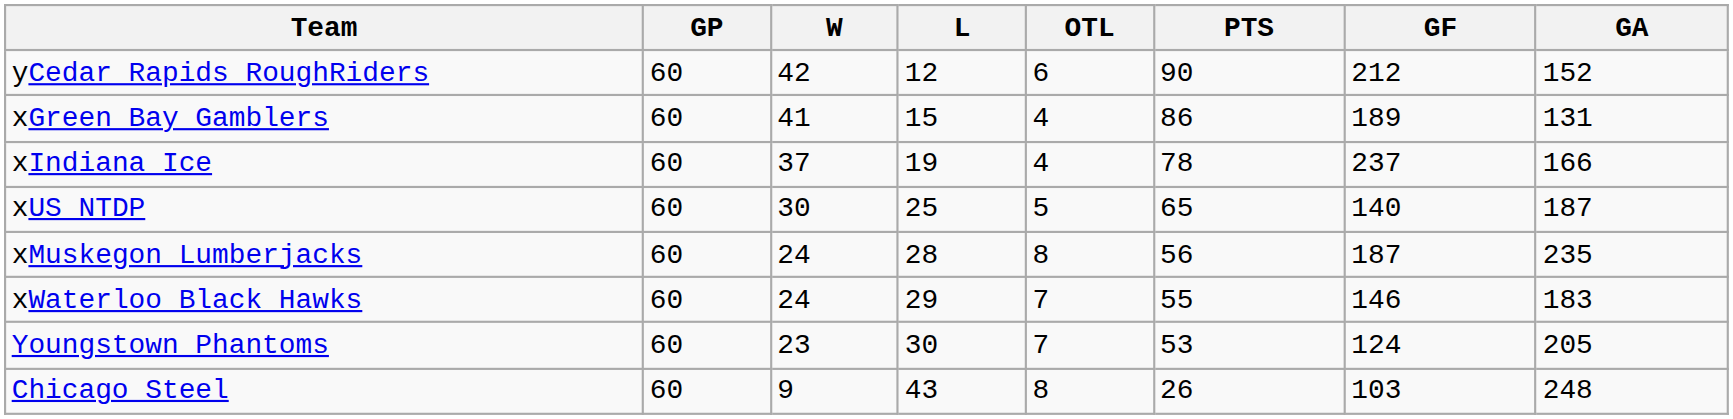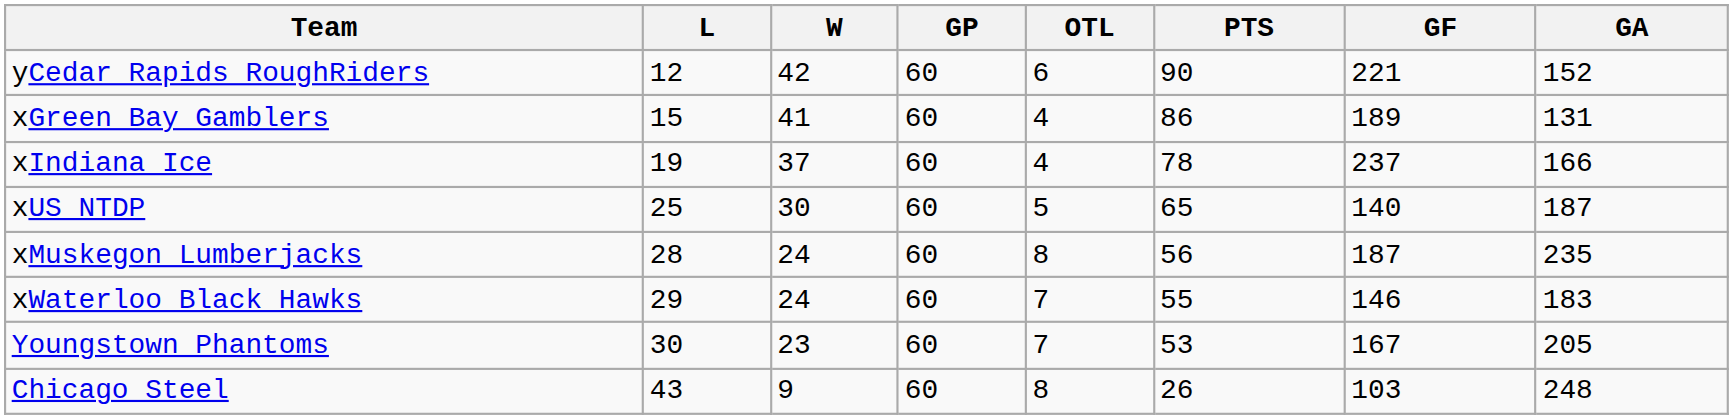columns swapped: (707, 28) <-> (962, 28)
(1376, 73) 212 -> (1376, 73) 221
(1376, 345) 124 -> (1376, 345) 167
